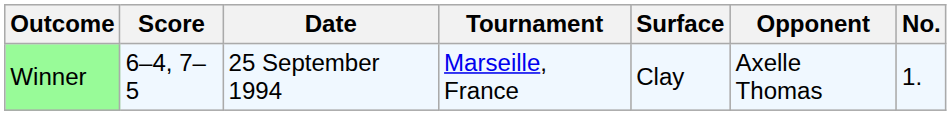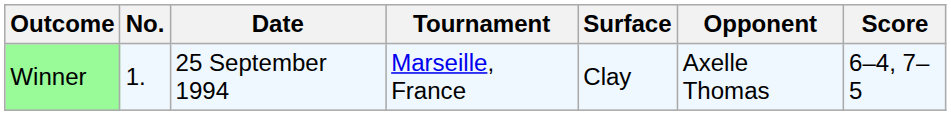columns swapped: (921, 23) <-> (172, 23)
